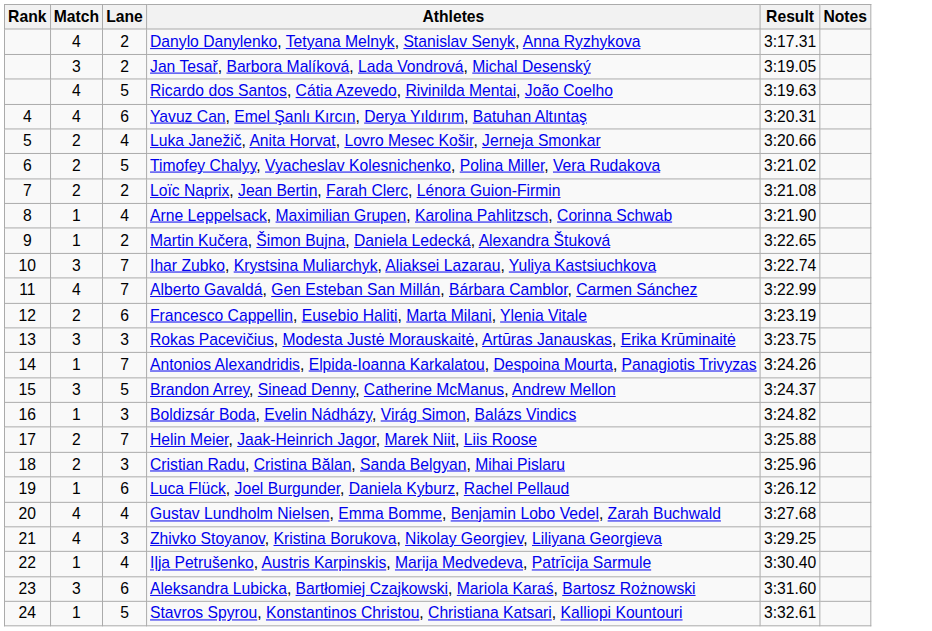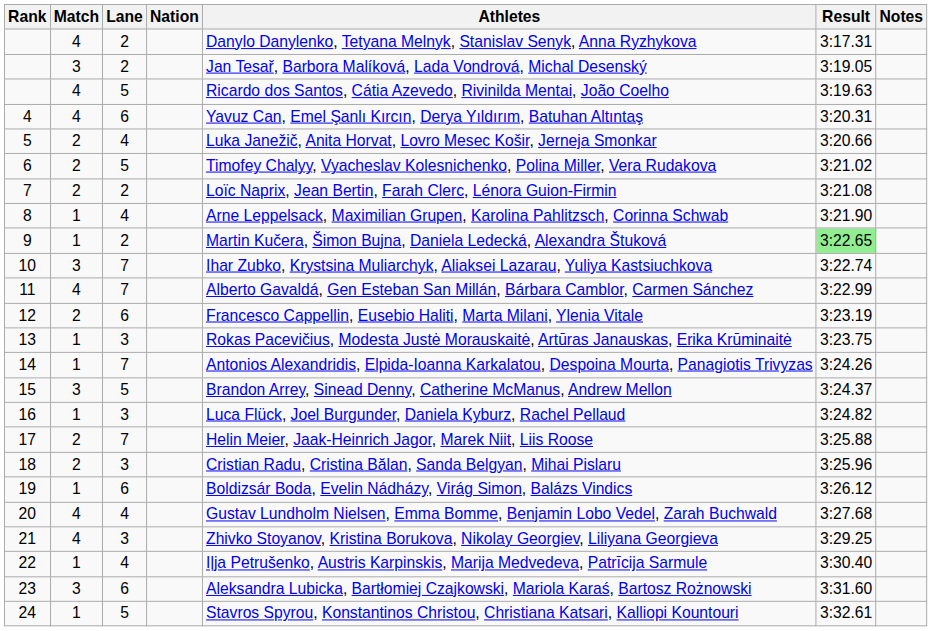+ column: (174, 16)
(790, 240) no background -> (846, 240) lightgreen background
(76, 340) 3 -> (76, 340) 1
(363, 414) Boldizsár Boda, Evelin Nádházy, Virág Simon, Balázs Vindics -> (416, 414) Luca Flück, Joel Burgunder, Daniela Kyburz, Rachel Pellaud
(360, 489) Luca Flück, Joel Burgunder, Daniela Kyburz, Rachel Pellaud -> (419, 489) Boldizsár Boda, Evelin Nádházy, Virág Simon, Balázs Vindics
